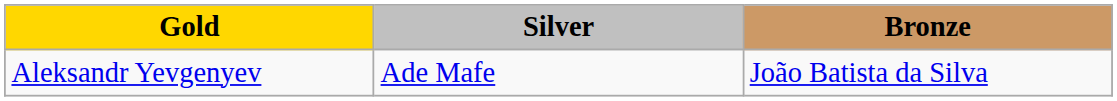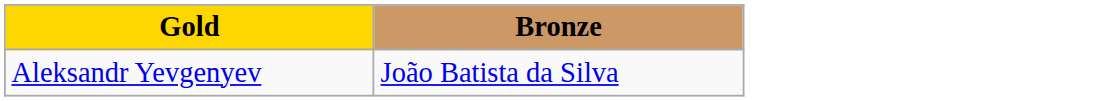- column: (559, 27)
